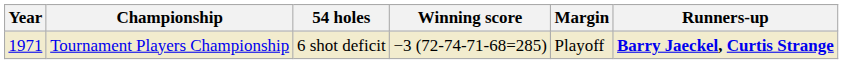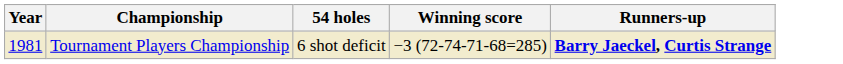- column: (582, 17)
(25, 44) 1971 -> (25, 44) 1981
